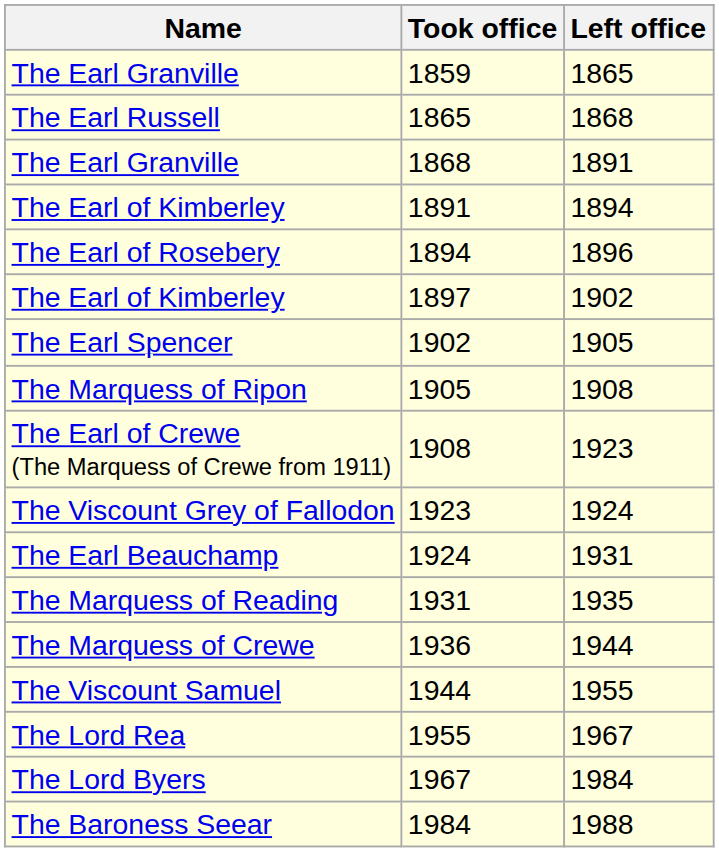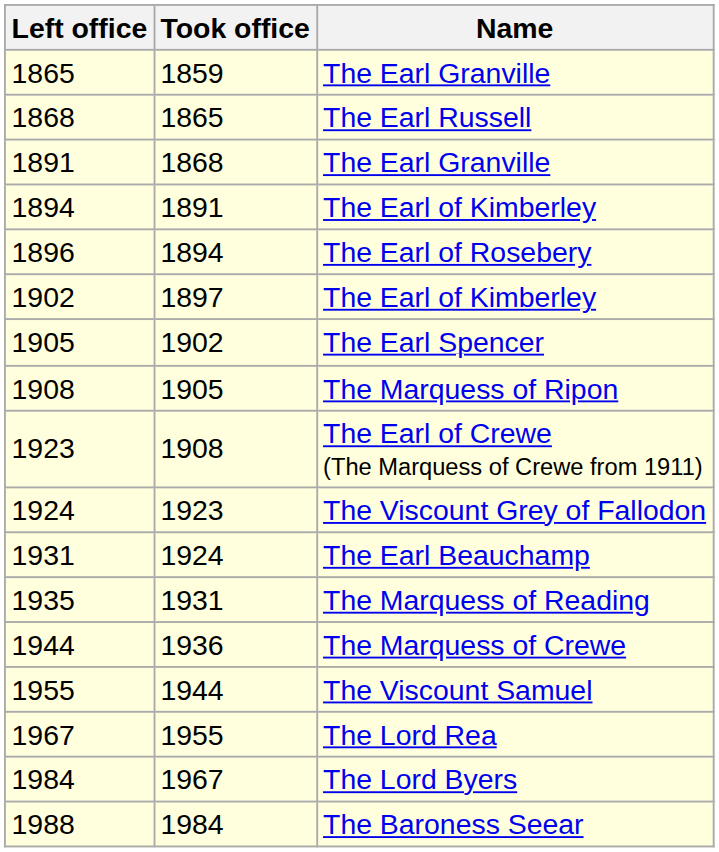columns swapped: (203, 28) <-> (638, 28)
